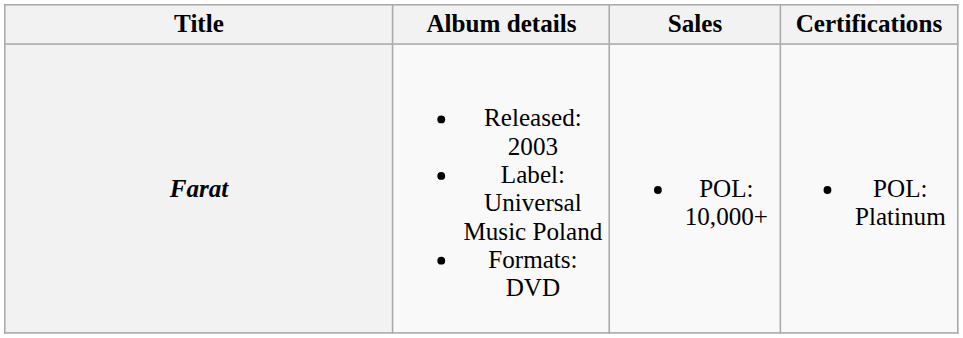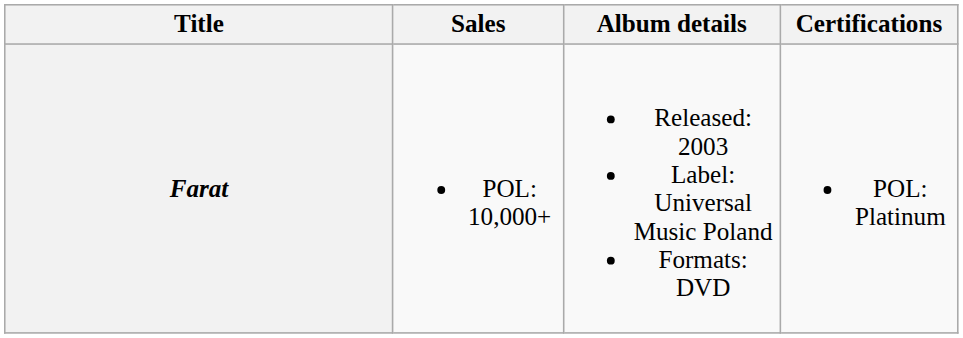columns swapped: (502, 24) <-> (695, 24)
